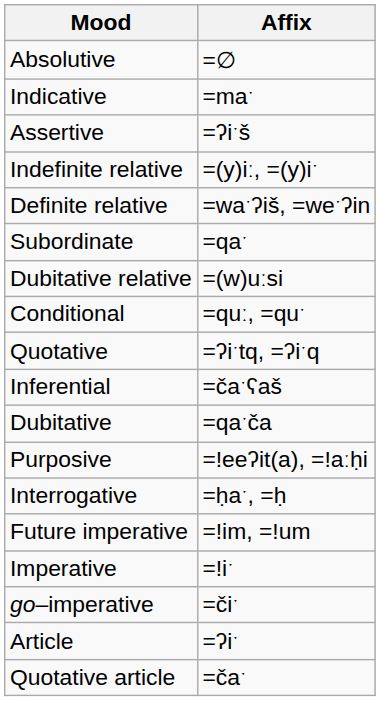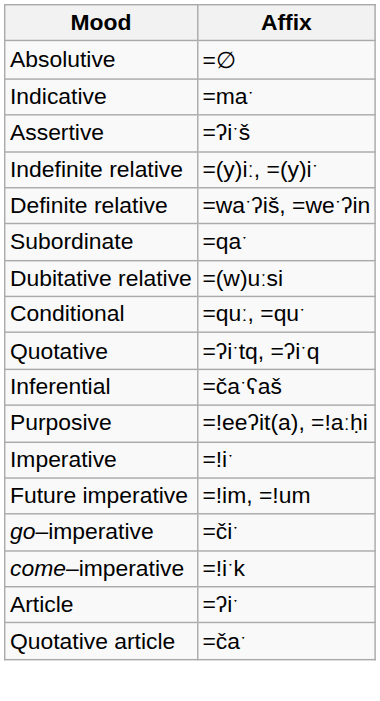- row: (61, 423)
- row: (74, 495)
rows swapped: (63, 568) <-> (99, 532)
+ row: (97, 568)
